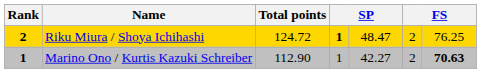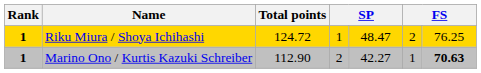(23, 36) 2 -> (23, 36) 1
(339, 36) bold -> (339, 36) normal
(339, 57) 1 -> (339, 57) 2
(412, 57) 2 -> (412, 57) 1
